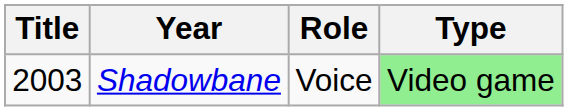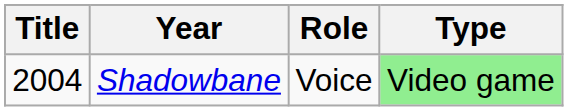(47, 79) 2003 -> (47, 79) 2004
